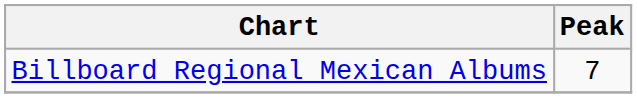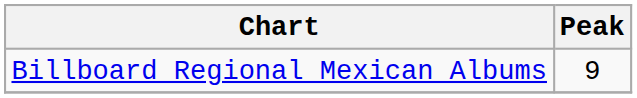(592, 71) 7 -> (592, 71) 9
